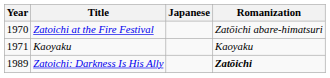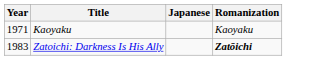- row: (93, 30)
(18, 64) 1989 -> (18, 47) 1983
